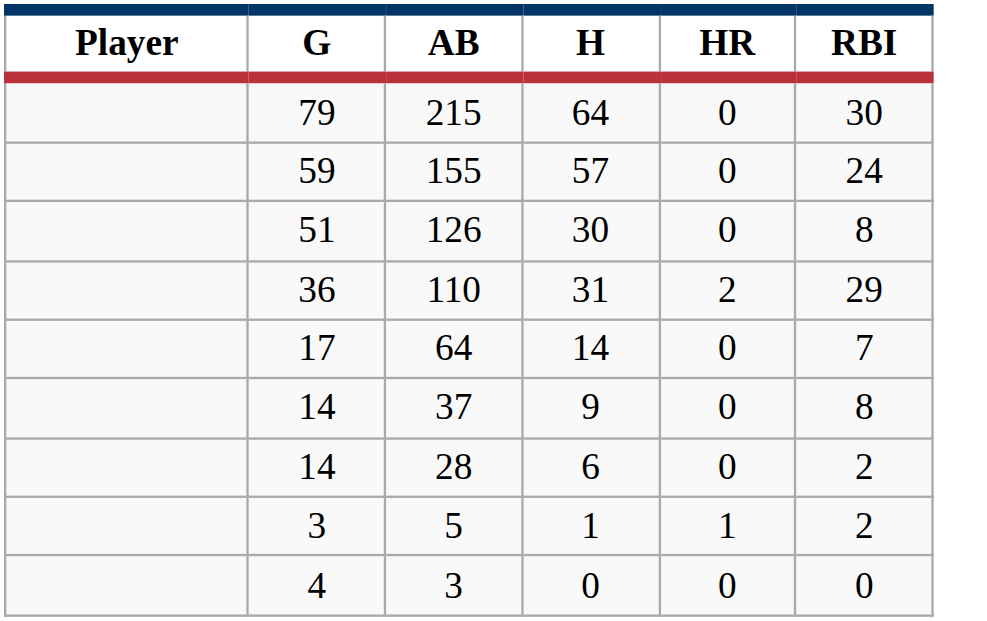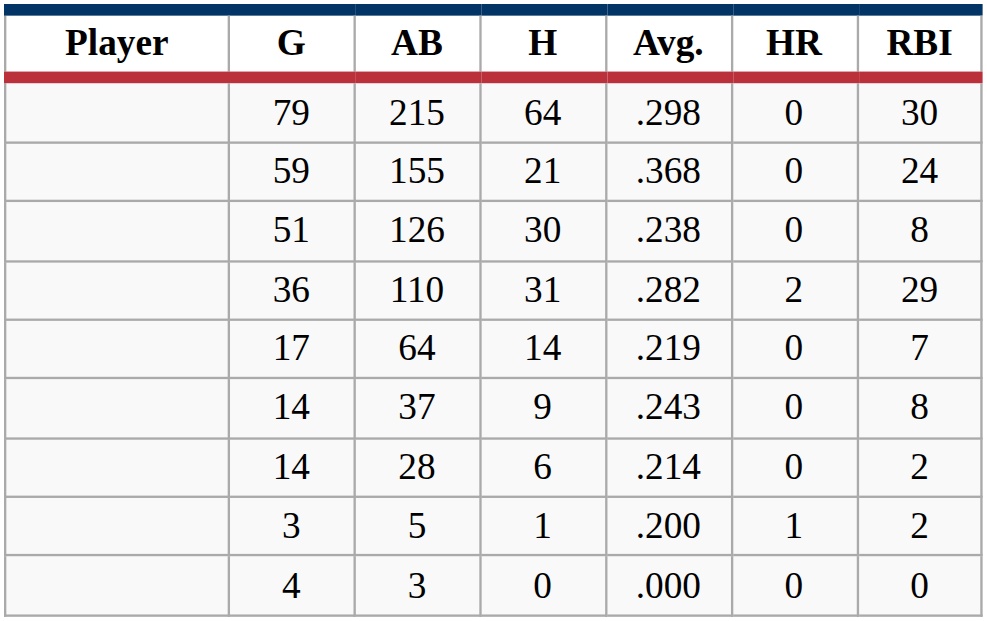+ column: (668, 43)
(591, 170) 57 -> (543, 170) 21
